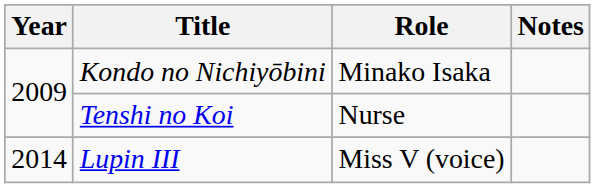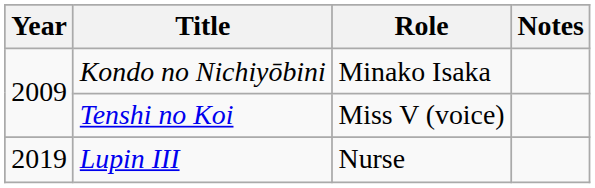(372, 114) Nurse -> (422, 114) Miss V (voice)
(39, 159) 2014 -> (39, 159) 2019
(422, 159) Miss V (voice) -> (372, 159) Nurse
